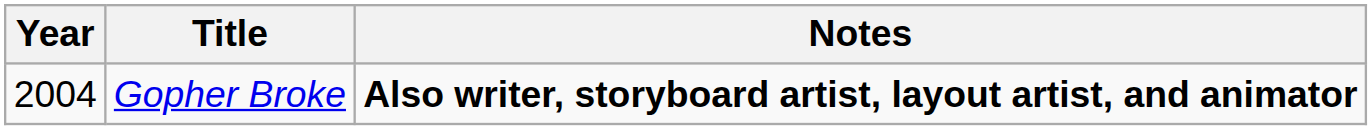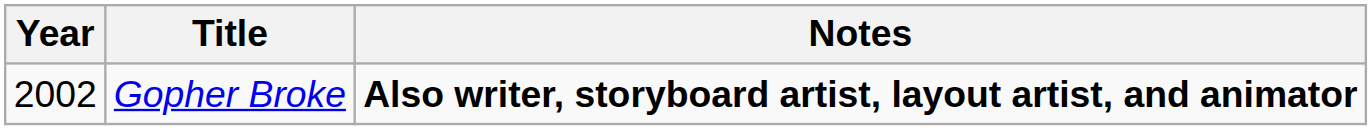(55, 93) 2004 -> (55, 93) 2002
